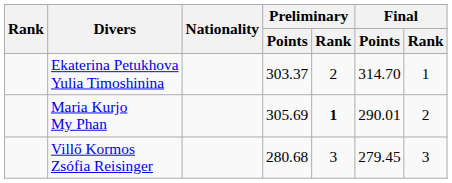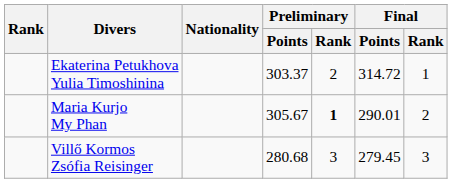(379, 74) 314.70 -> (379, 74) 314.72
(287, 115) 305.69 -> (287, 115) 305.67
